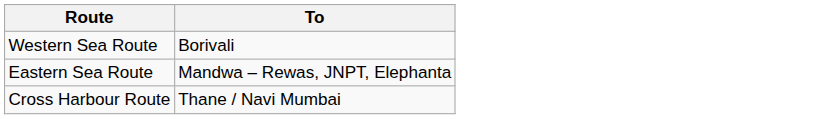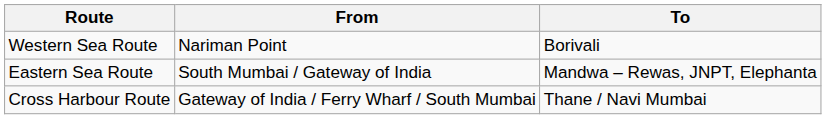+ column: (357, 18)
